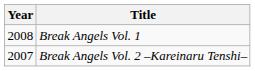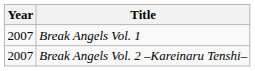(20, 35) 2008 -> (20, 35) 2007
